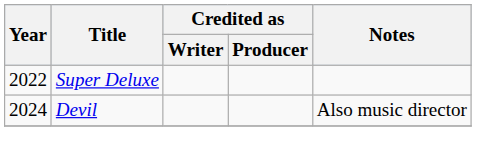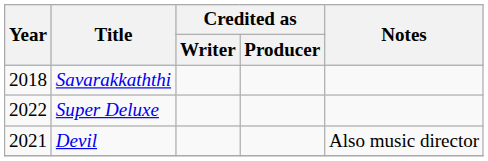+ row: (113, 79)
(28, 110) 2024 -> (28, 140) 2021
